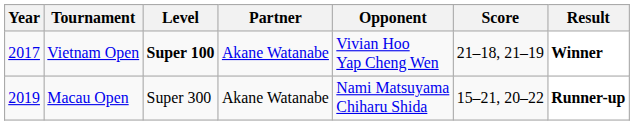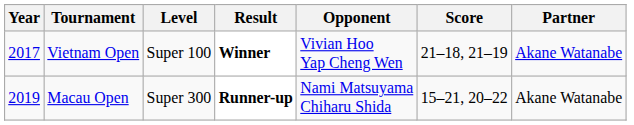columns swapped: (275, 17) <-> (588, 17)
(181, 53) bold -> (179, 53) normal
